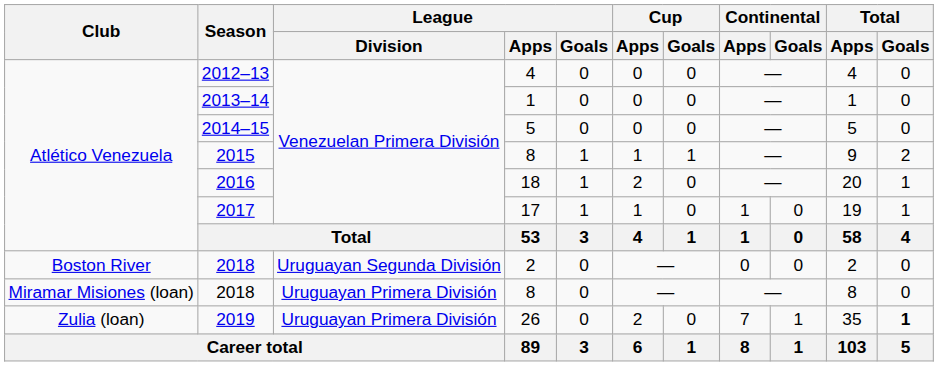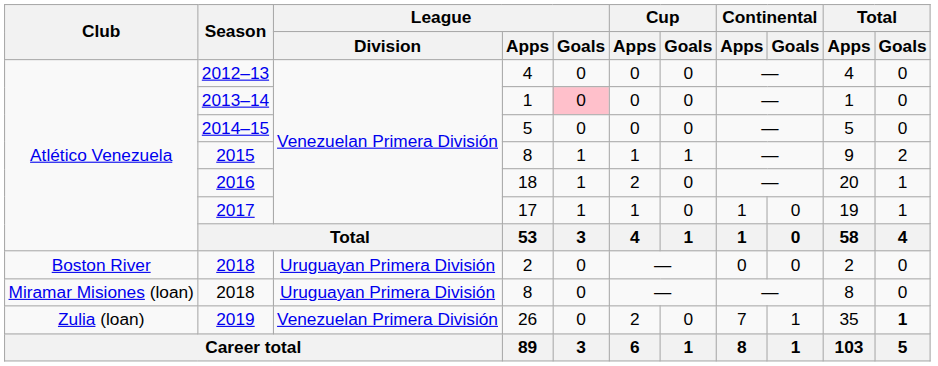(584, 100) no background -> (581, 100) pink background
(389, 264) Uruguayan Segunda División -> (388, 264) Uruguayan Primera División
(389, 319) Uruguayan Primera División -> (388, 319) Venezuelan Primera División
